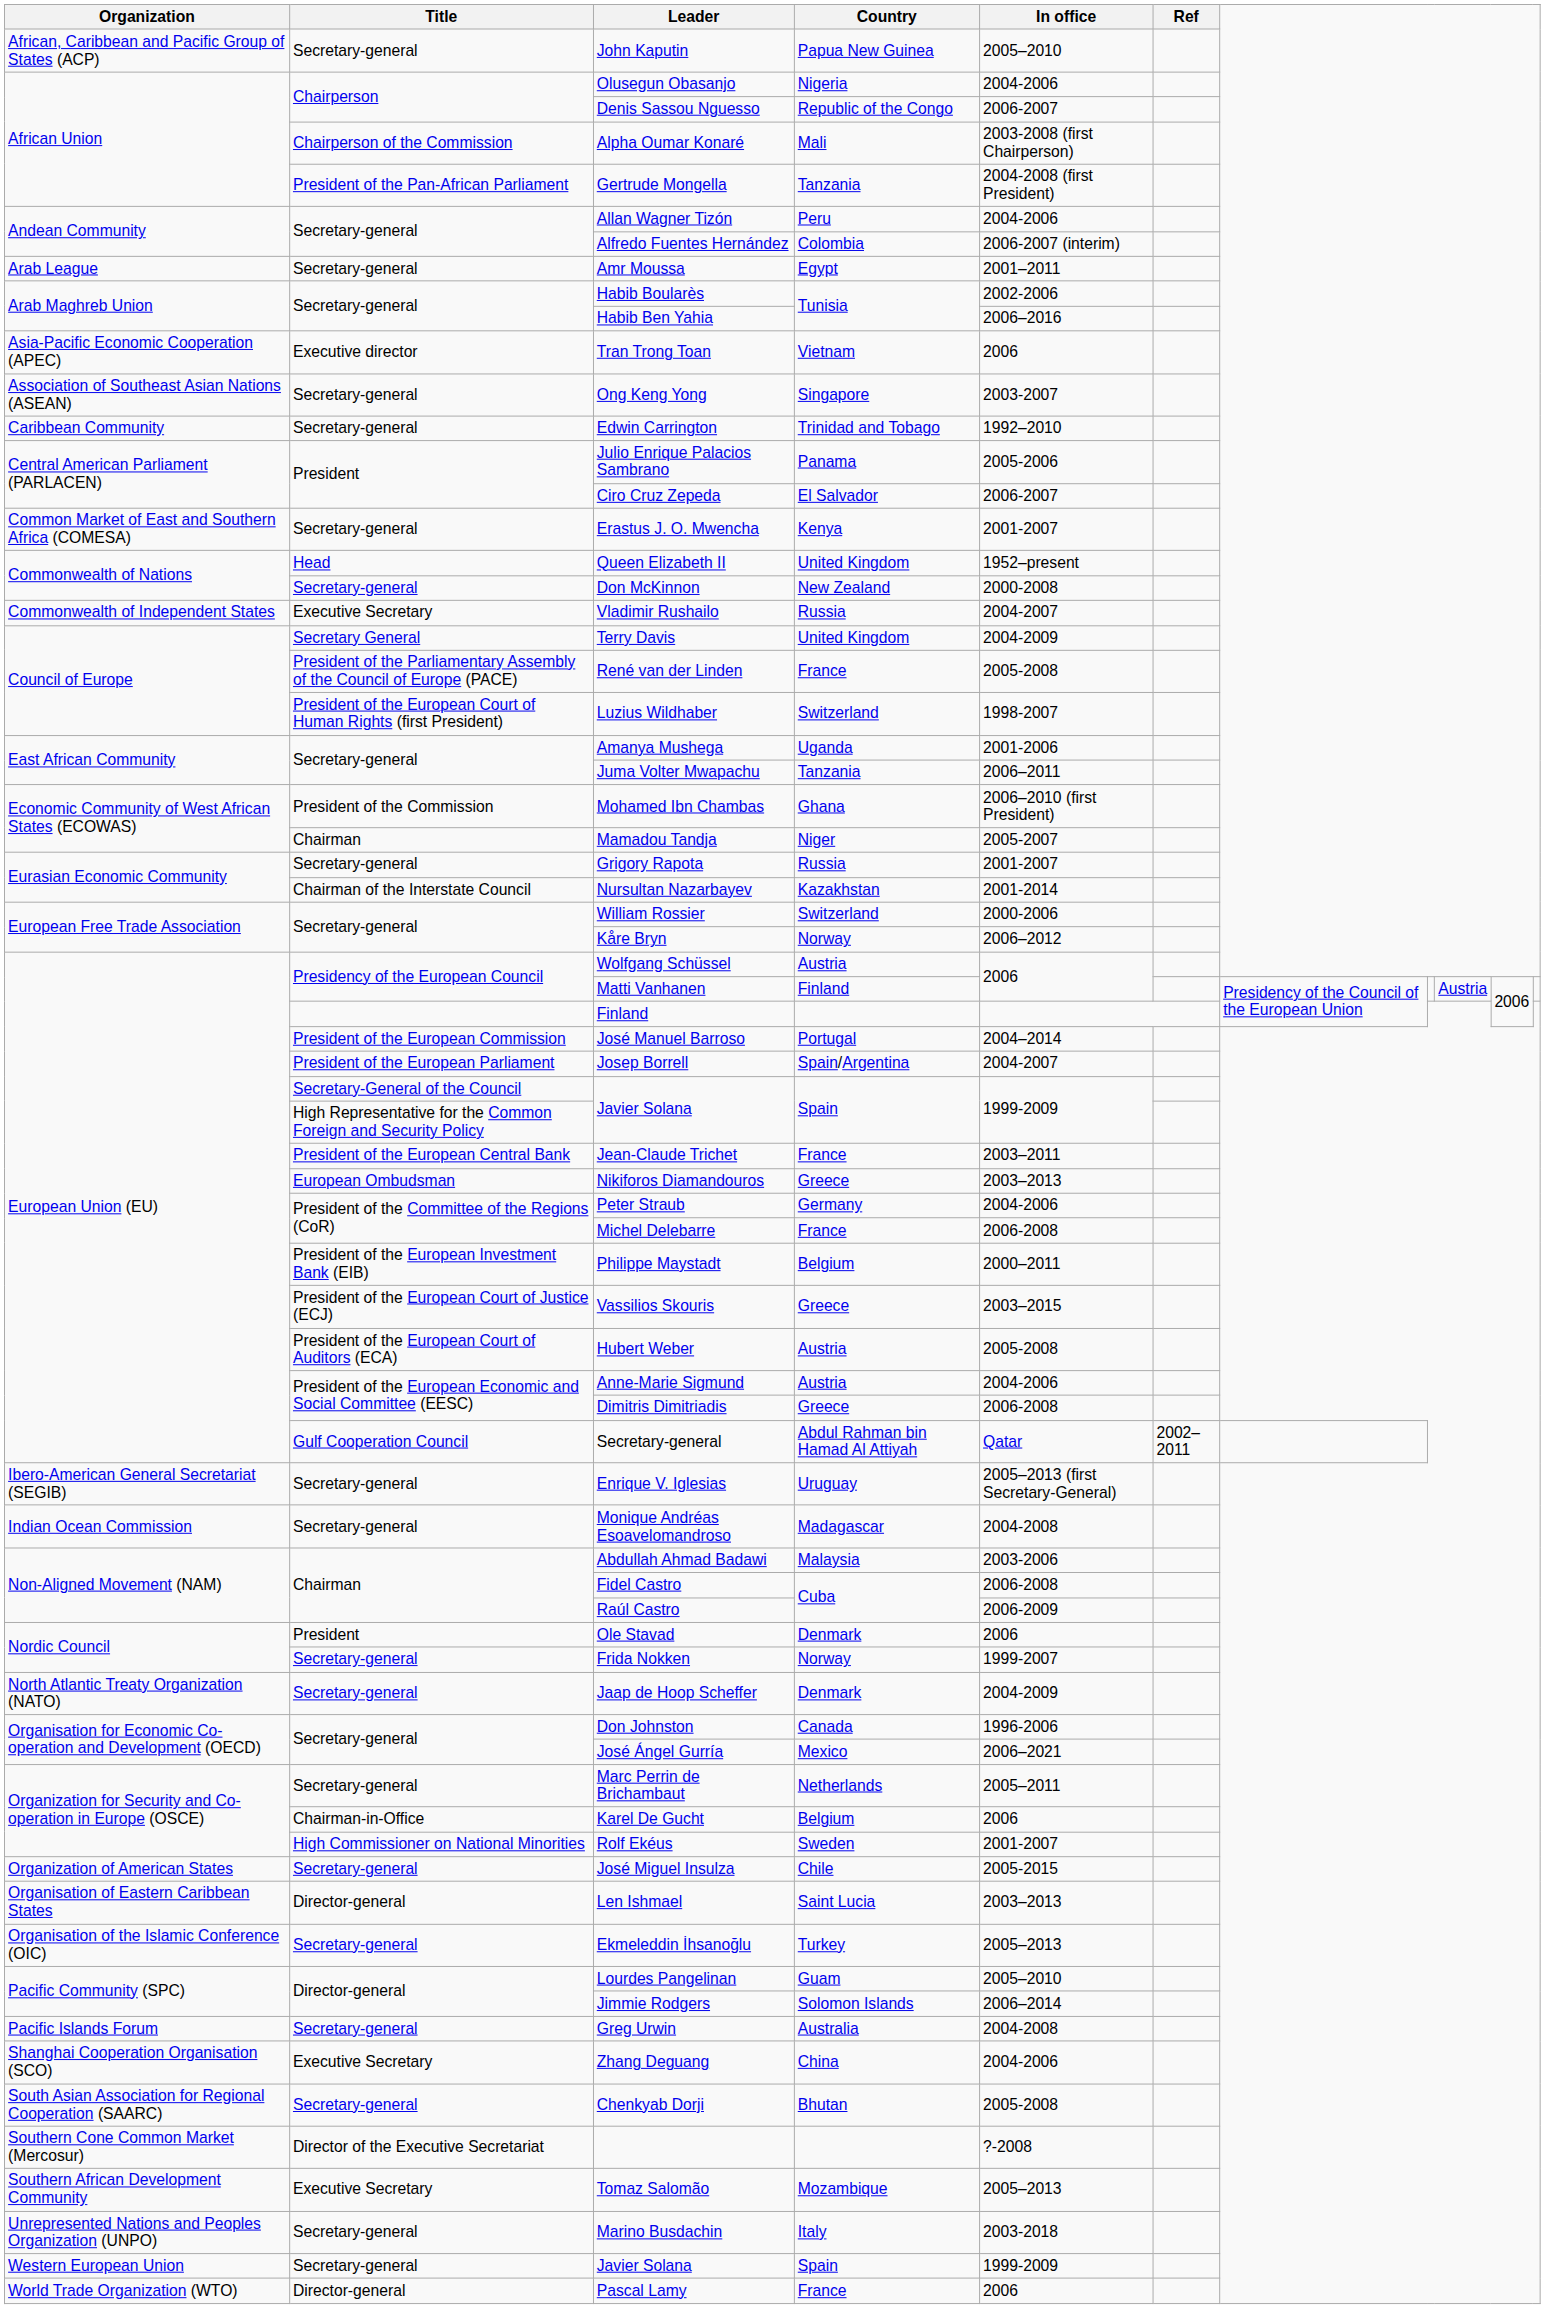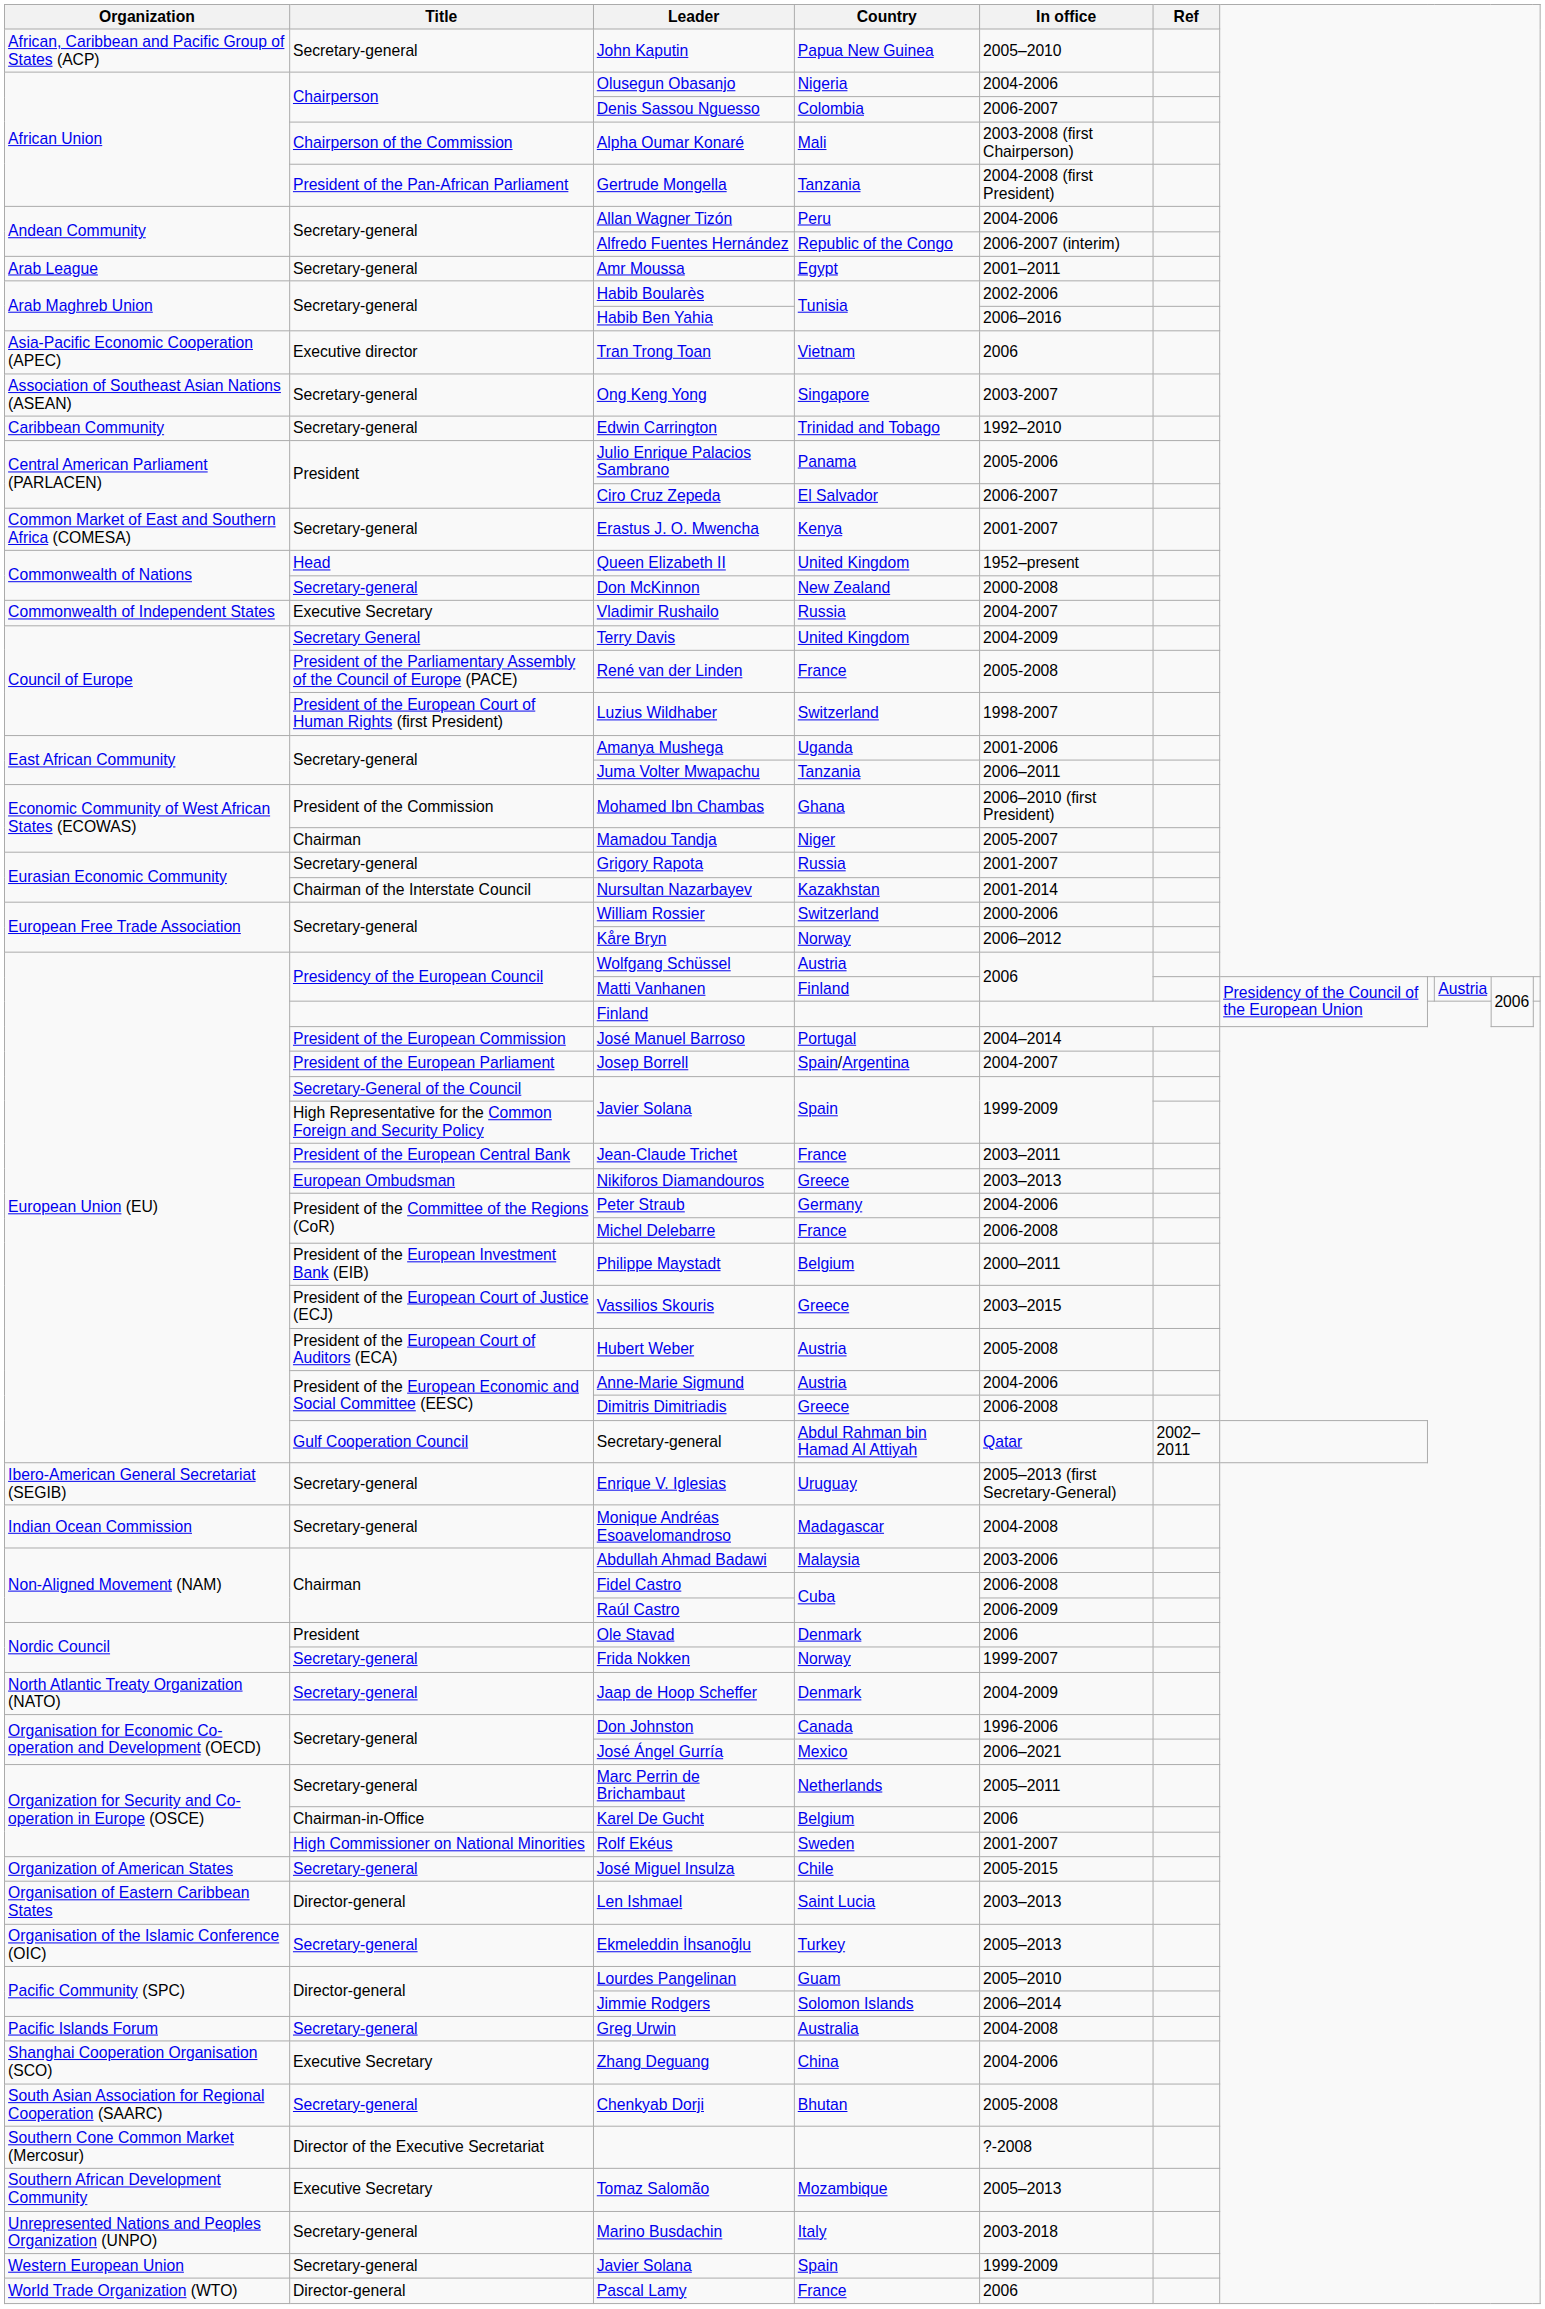(875, 109) Republic of the Congo -> (831, 109) Colombia
(831, 243) Colombia -> (875, 243) Republic of the Congo
